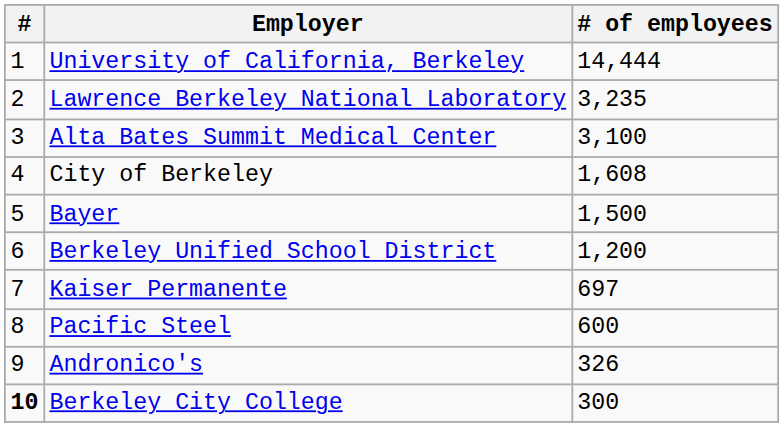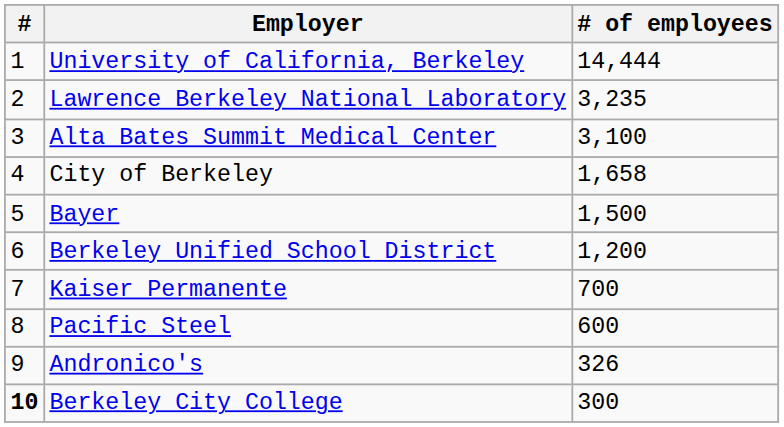(612, 176) 1,608 -> (612, 176) 1,658
(598, 289) 697 -> (598, 289) 700
